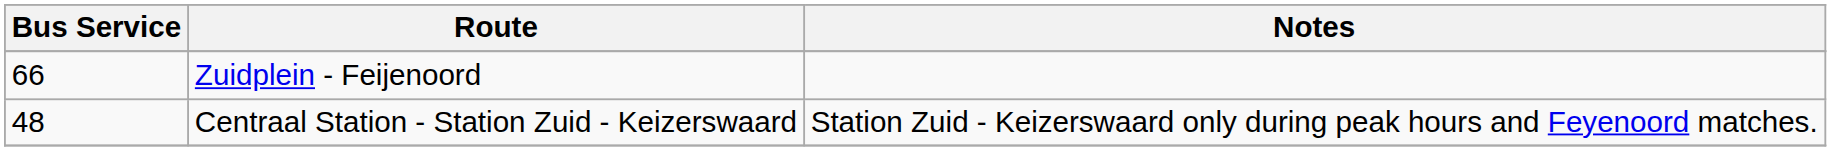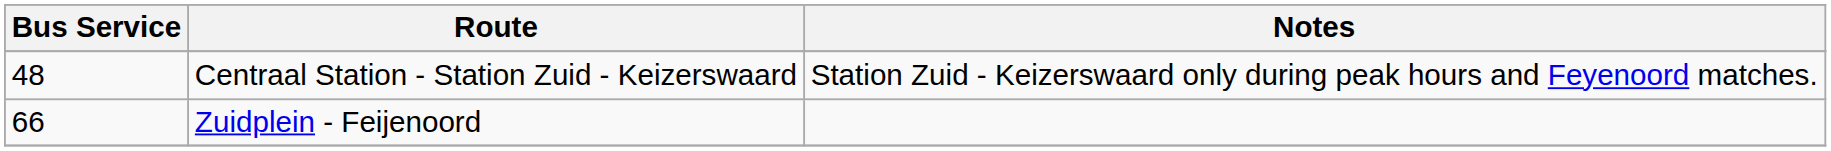rows swapped: (496, 121) <-> (338, 74)
